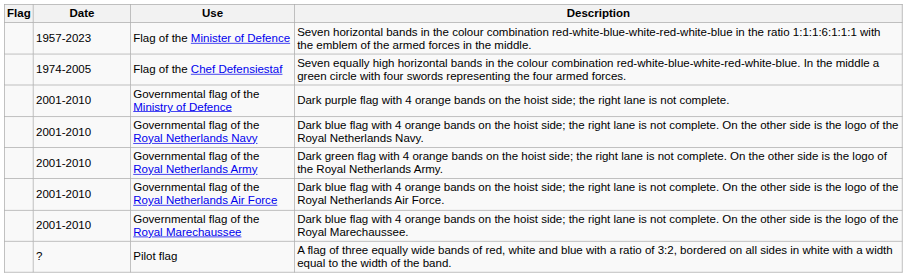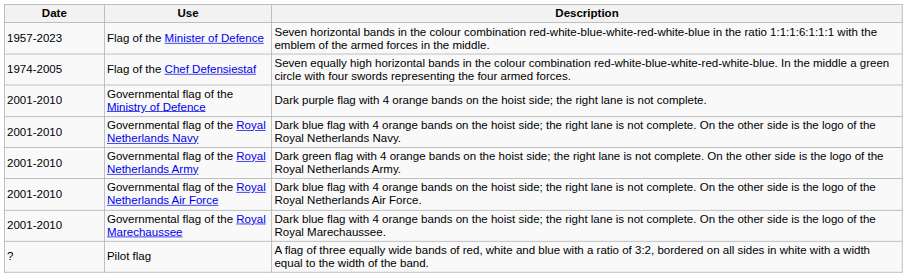- column: (19, 13)
